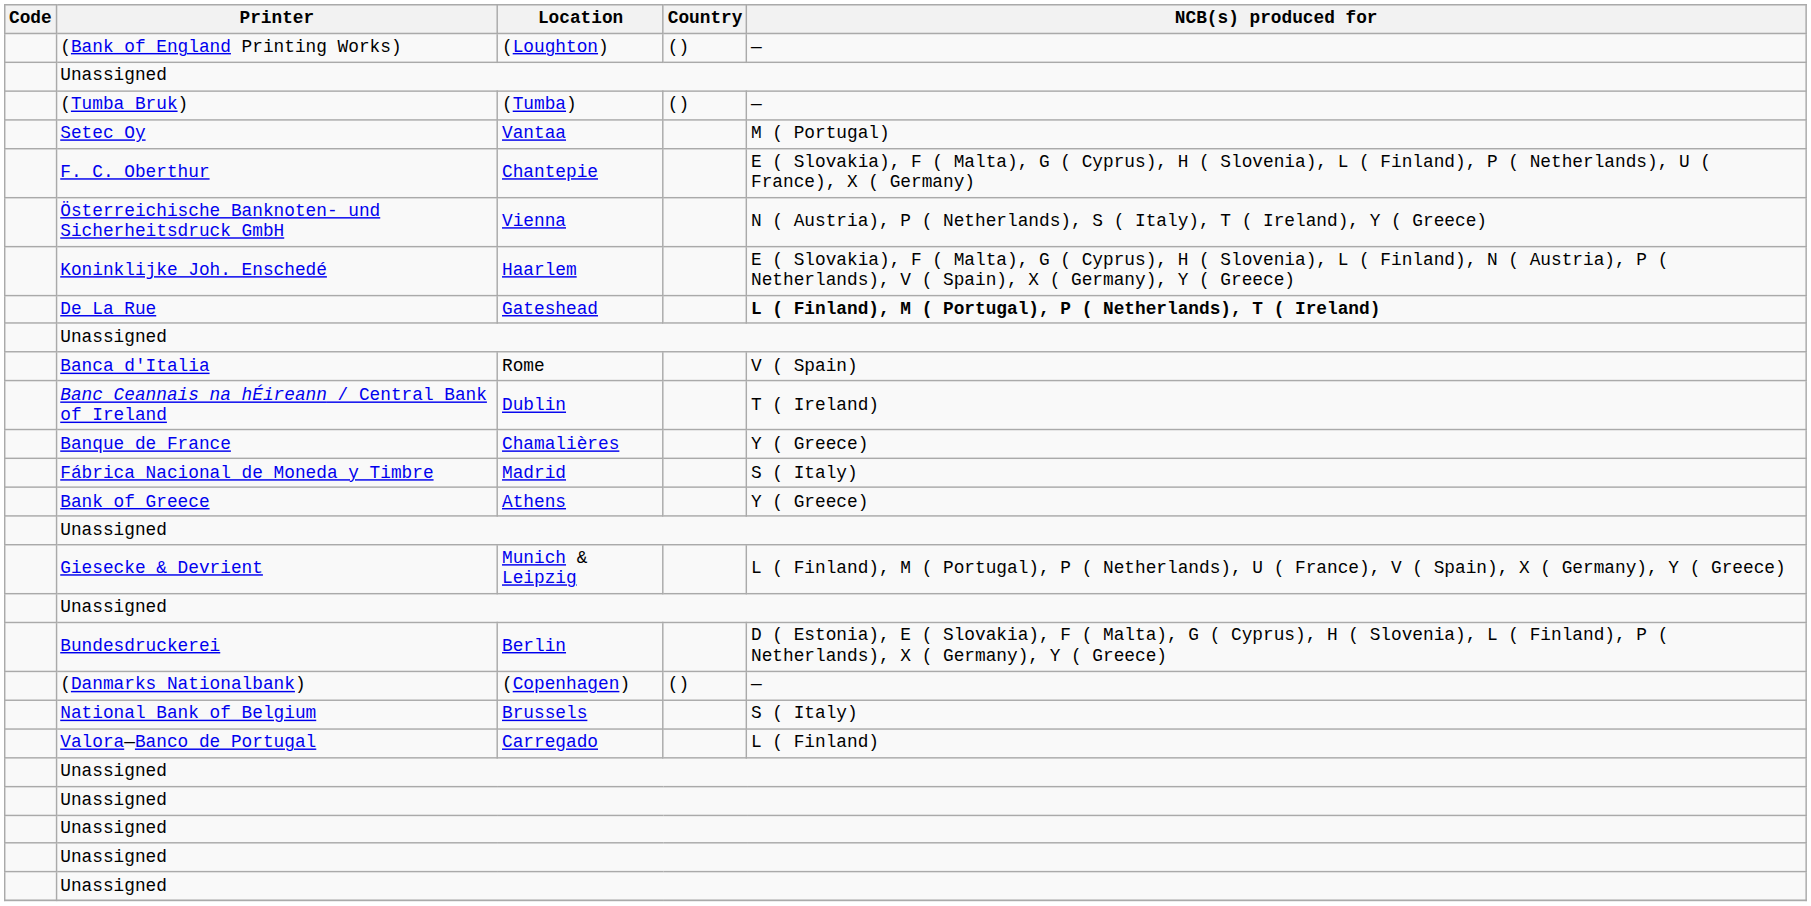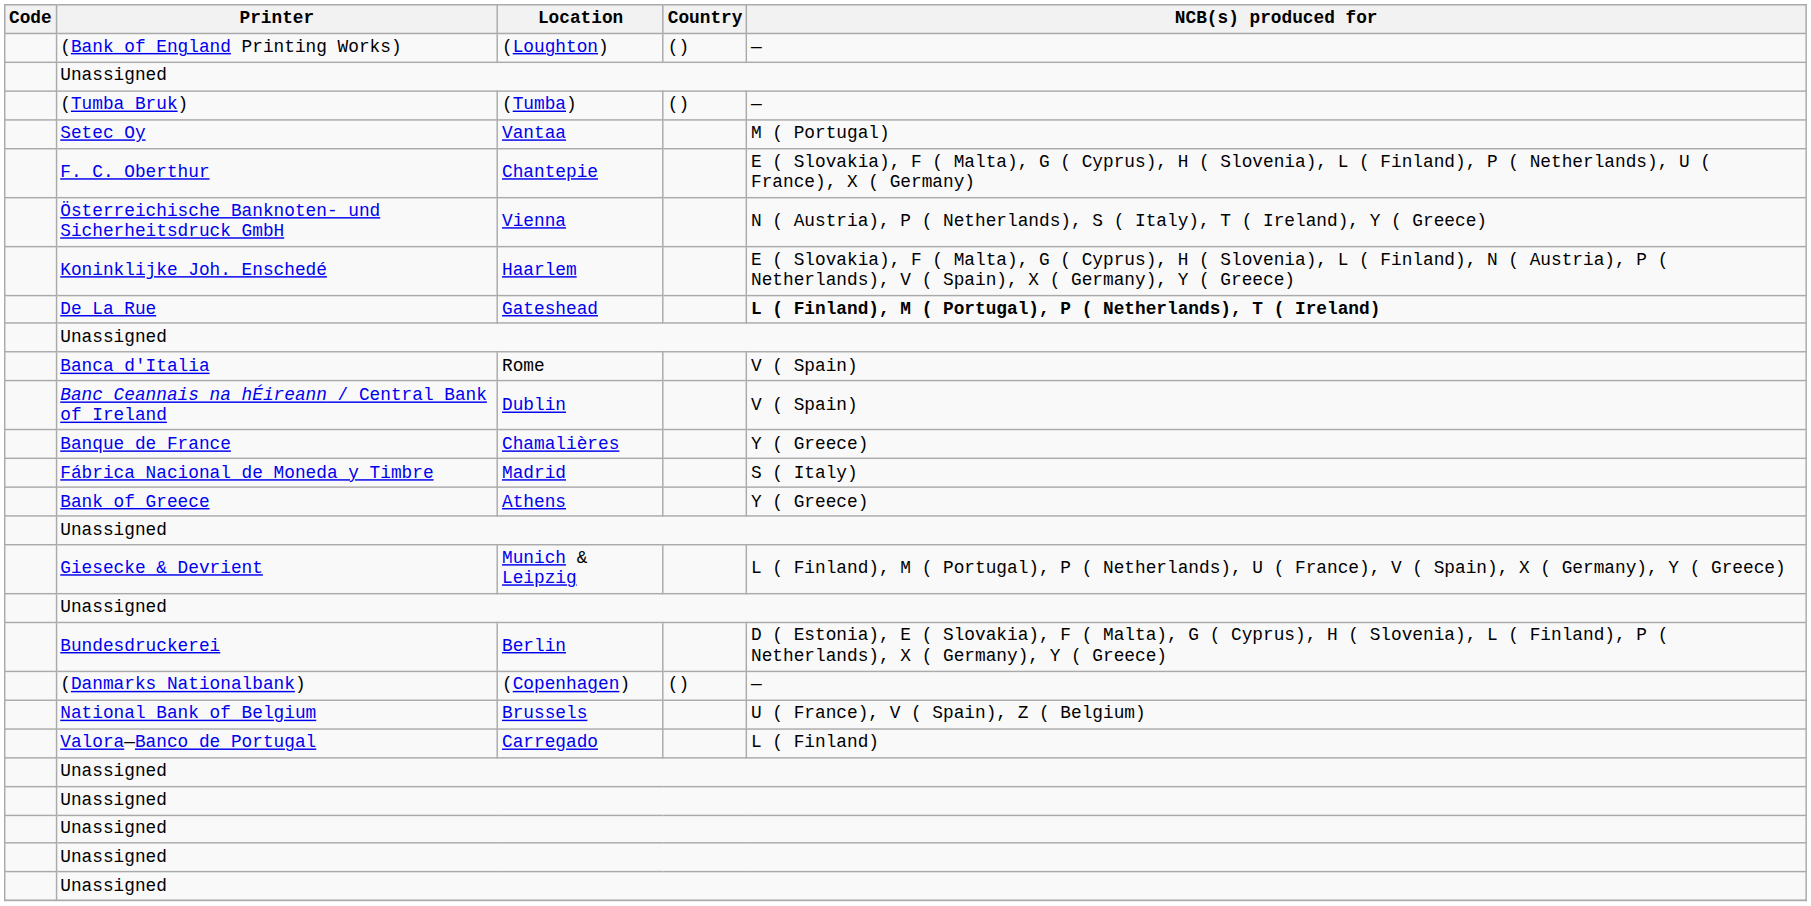(815, 406) T ( Ireland) -> (804, 406) V ( Spain)
(804, 715) S ( Italy) -> (948, 715) U ( France), V ( Spain), Z ( Belgium)
